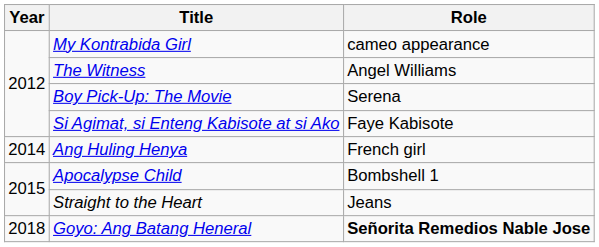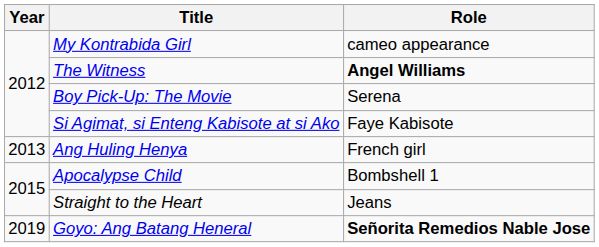(402, 70) normal -> (406, 70) bold
(27, 149) 2014 -> (27, 149) 2013
(27, 228) 2018 -> (27, 228) 2019
